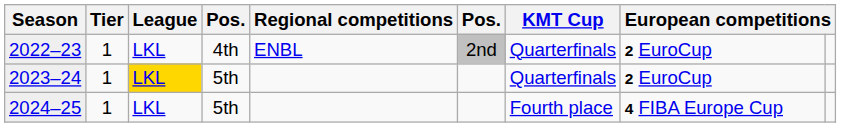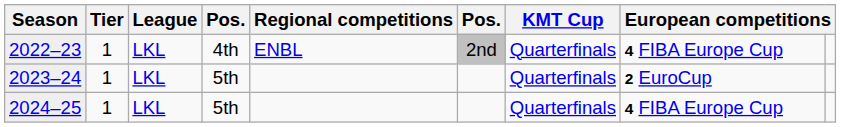(668, 49) 2 EuroCup -> (704, 49) 4 FIBA Europe Cup
(149, 78) gold background -> (149, 78) no background
(561, 108) Fourth place -> (563, 108) Quarterfinals
